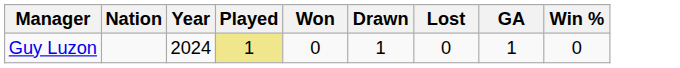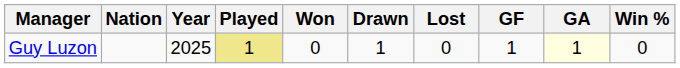+ column: (511, 18)
(191, 47) 2024 -> (191, 47) 2025
(511, 47) no background -> (577, 47) lightyellow background
